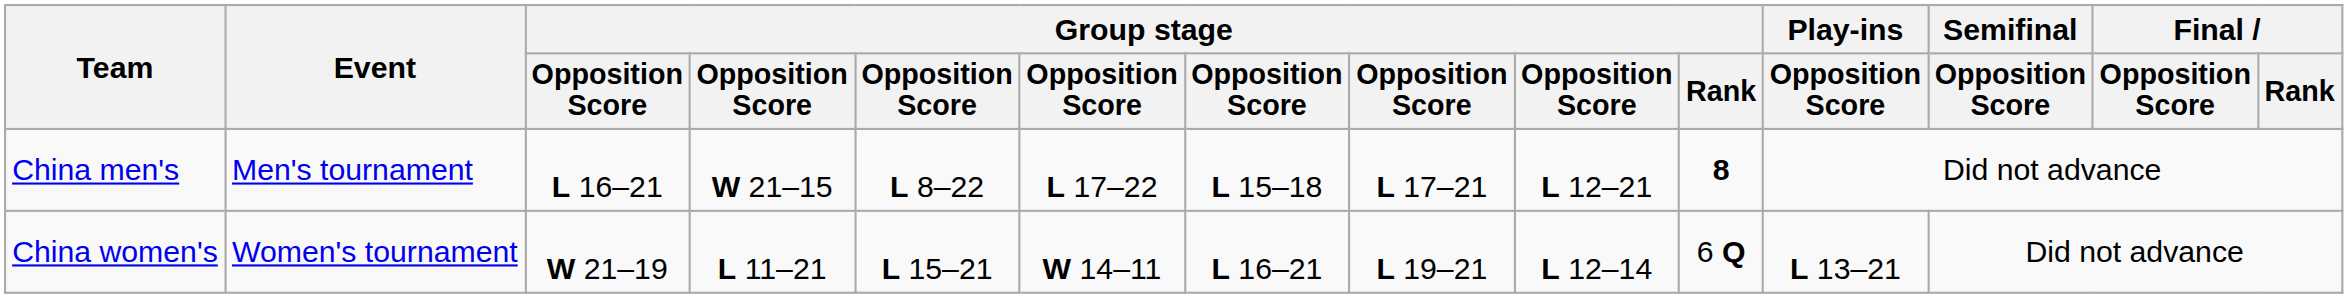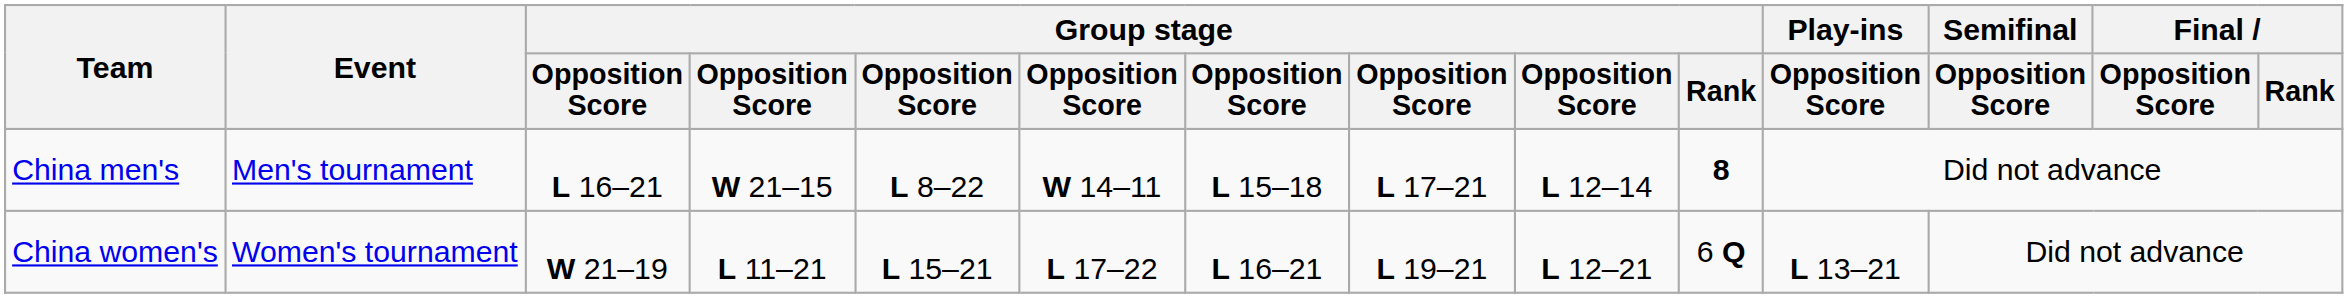(1102, 187) L 17–22 -> (1102, 187) W 14–11
(1597, 187) L 12–21 -> (1597, 187) L 12–14
(1102, 269) W 14–11 -> (1102, 269) L 17–22
(1597, 269) L 12–14 -> (1597, 269) L 12–21
